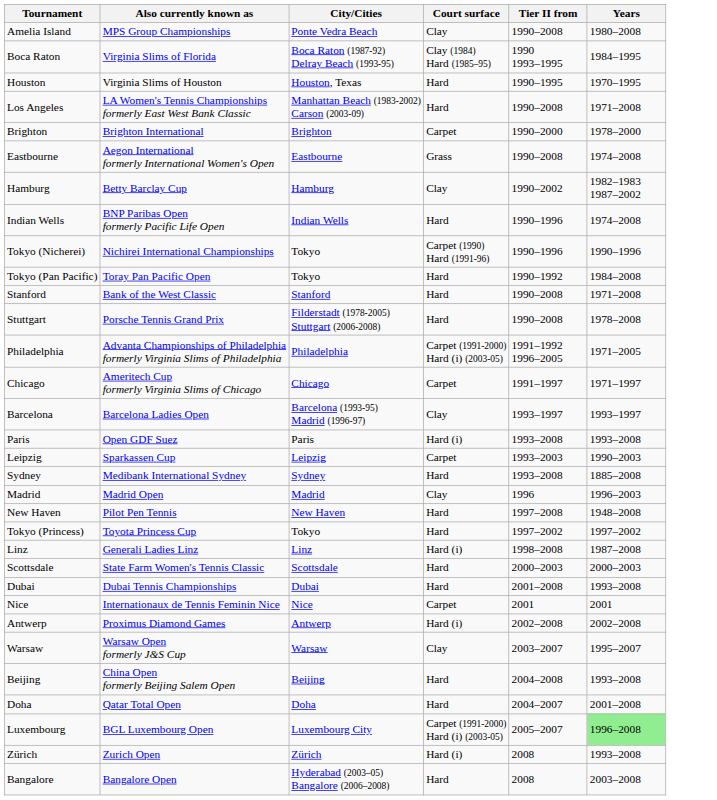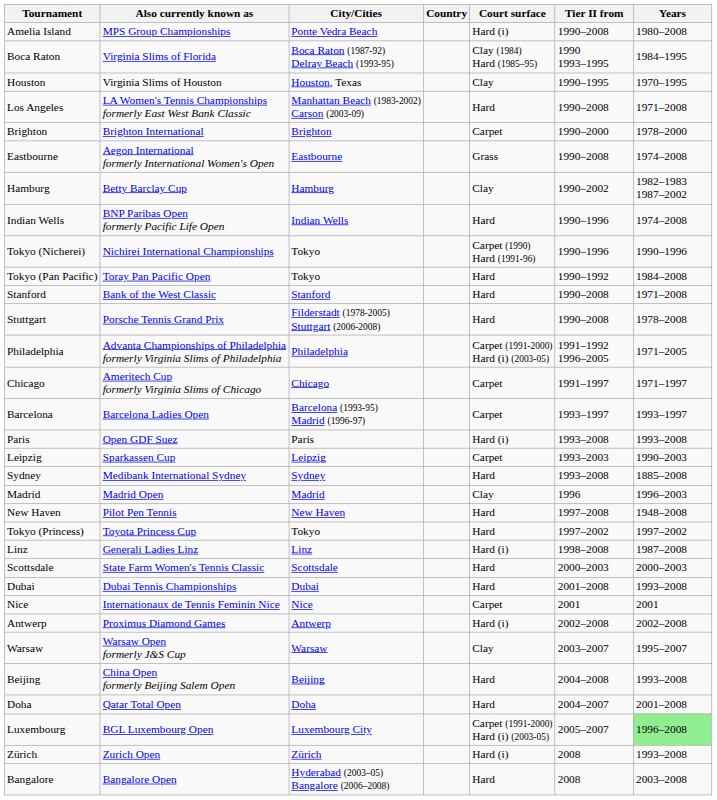+ column: (447, 13)
(437, 31) Clay -> (490, 31) Hard (i)
(437, 81) Hard -> (483, 81) Clay
(437, 413) Clay -> (487, 413) Carpet
